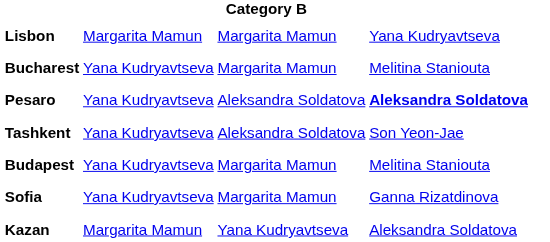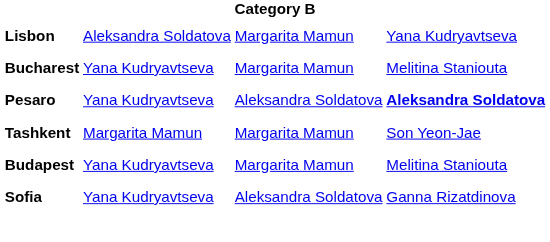(143, 36) Margarita Mamun -> (157, 36) Aleksandra Soldatova
(148, 132) Yana Kudryavtseva -> (143, 132) Margarita Mamun
(291, 132) Aleksandra Soldatova -> (294, 132) Margarita Mamun
(277, 197) Margarita Mamun -> (309, 197) Aleksandra Soldatova
- row: (27, 229)
